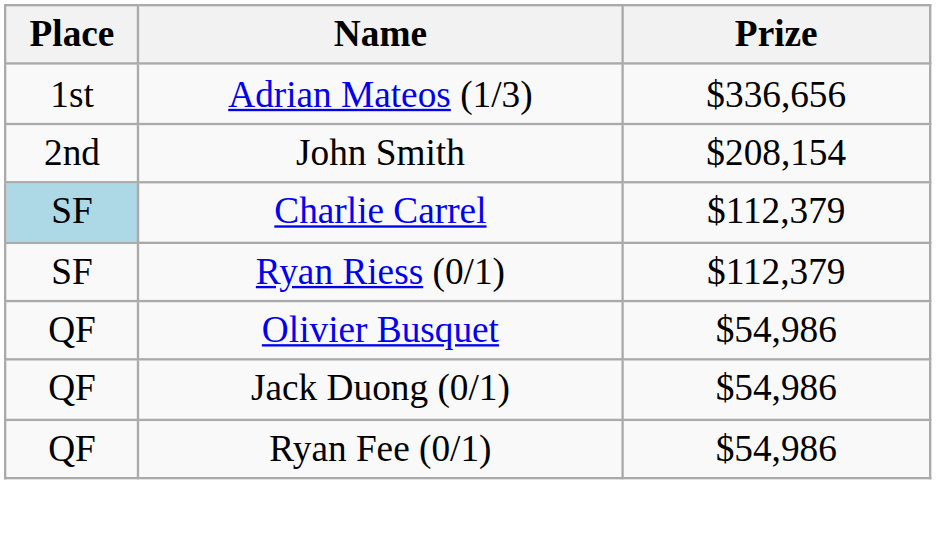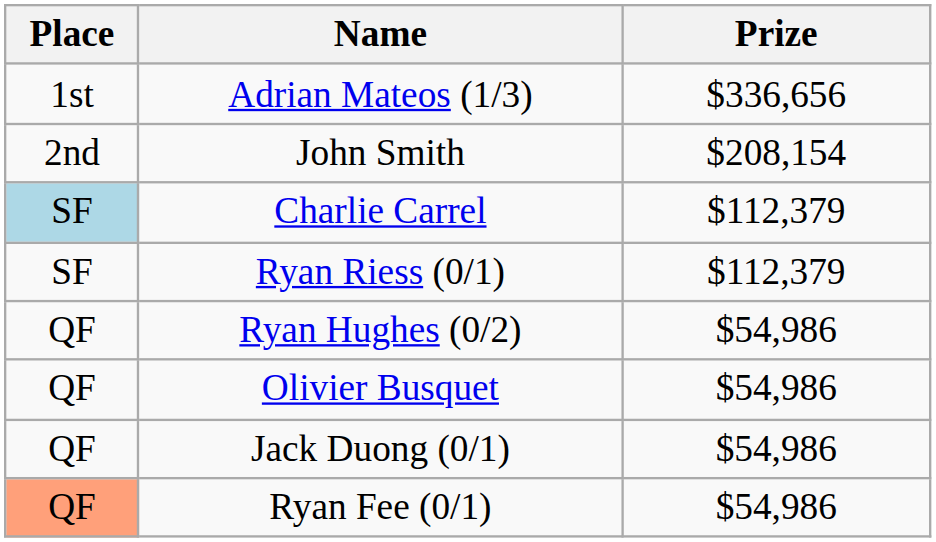+ row: (380, 329)
(72, 447) no background -> (72, 507) lightsalmon background
